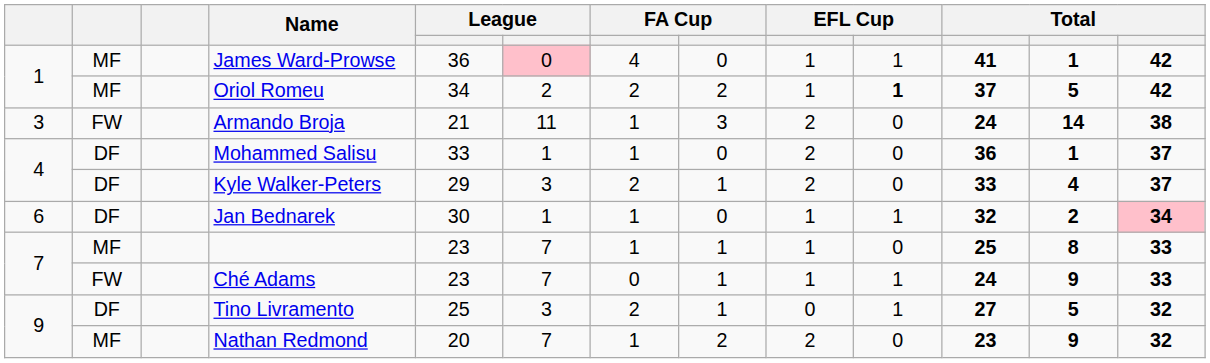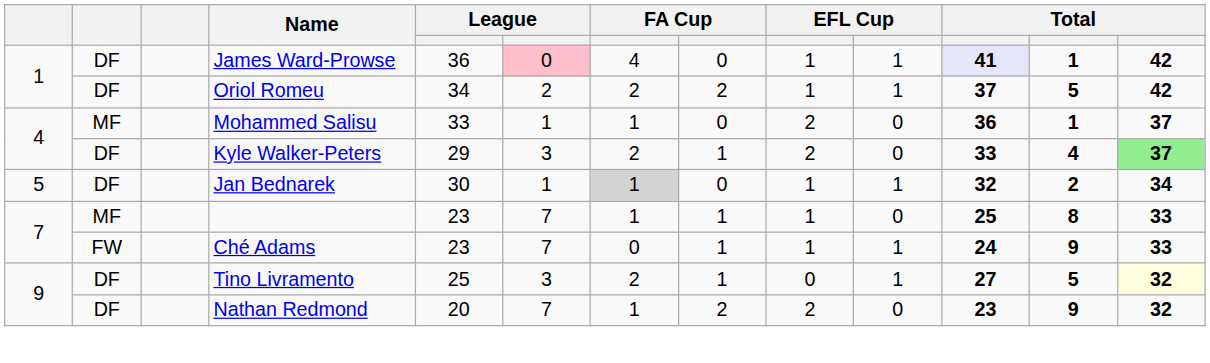(107, 60) MF -> (107, 60) DF
(985, 60) no background -> (985, 60) lavender background
(107, 91) MF -> (107, 91) DF
(898, 91) bold -> (898, 91) normal
- row: (279, 122)
(107, 154) DF -> (107, 122) MF
(1161, 185) no background -> (1161, 154) lightgreen background
(39, 216) 6 -> (39, 185) 5
(634, 216) no background -> (634, 185) lightgrey background
(1161, 216) pink background -> (1161, 185) no background
(1161, 310) no background -> (1161, 278) lightyellow background
(107, 341) MF -> (107, 310) DF
